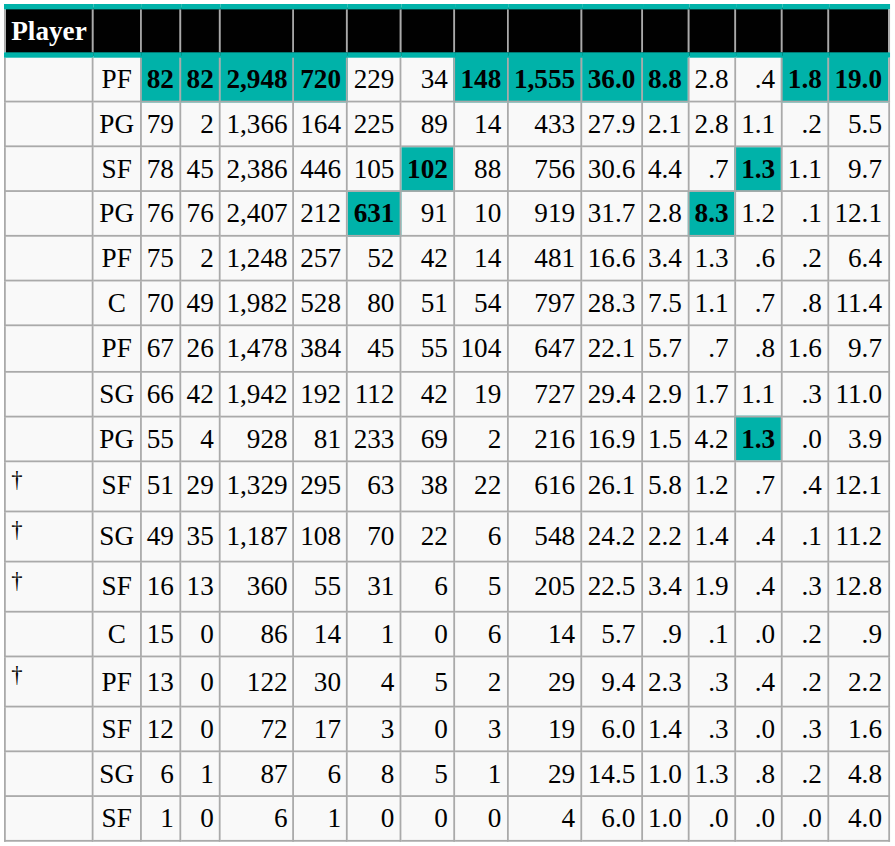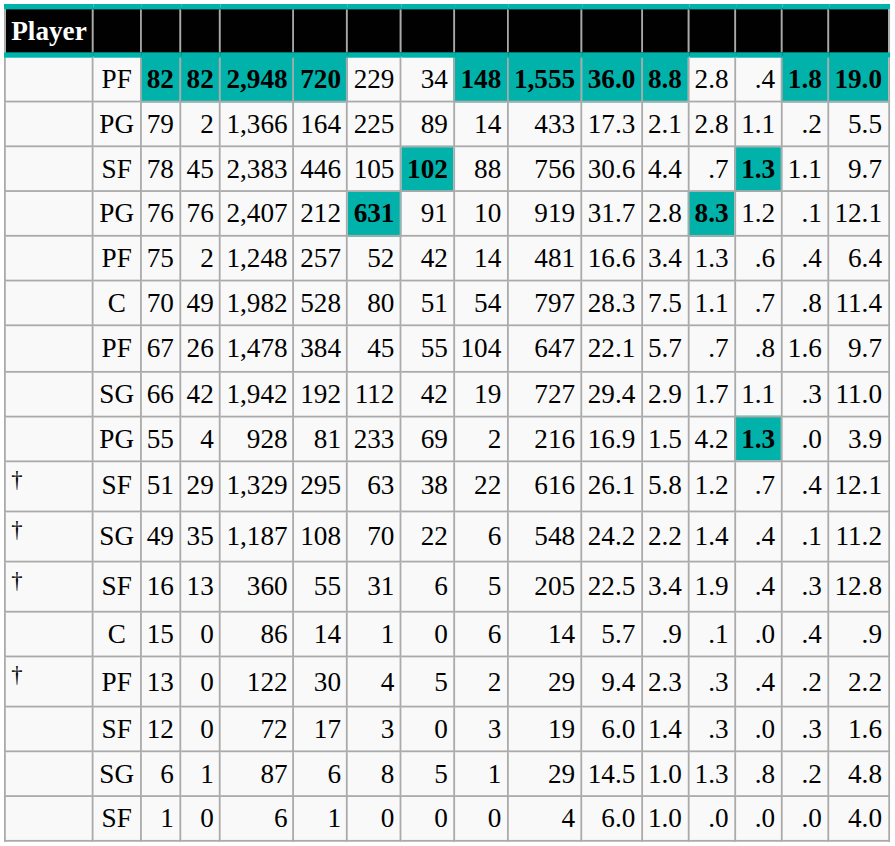(611, 124) 27.9 -> (611, 124) 17.3
(257, 168) 2,386 -> (257, 168) 2,383
(812, 258) .2 -> (812, 258) .4
(812, 633) .2 -> (812, 633) .4
